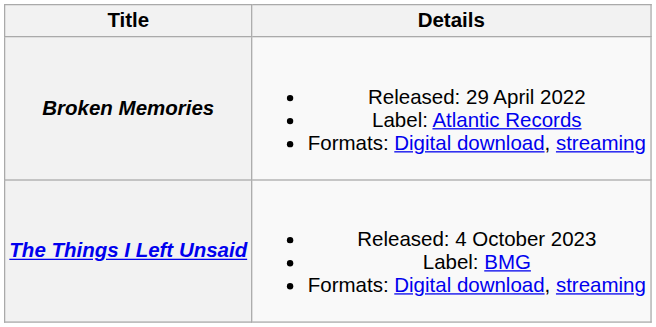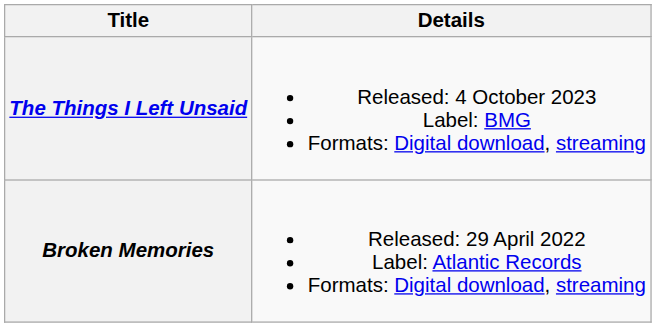rows swapped: (128, 108) <-> (128, 250)
